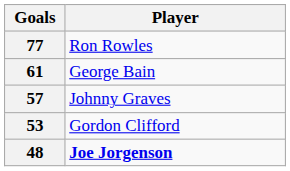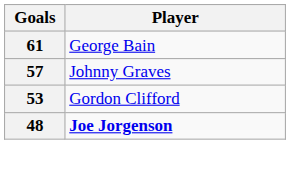- row: (35, 44)
